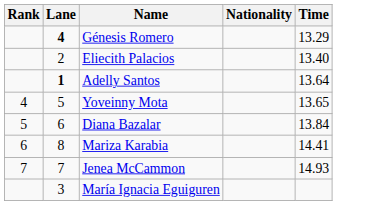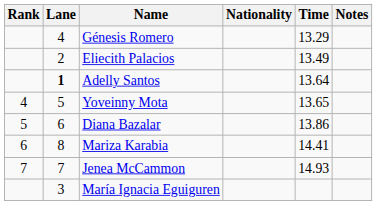+ column: (352, 15)
(61, 37) bold -> (61, 37) normal
(314, 59) 13.40 -> (314, 59) 13.49
(314, 124) 13.84 -> (314, 124) 13.86
